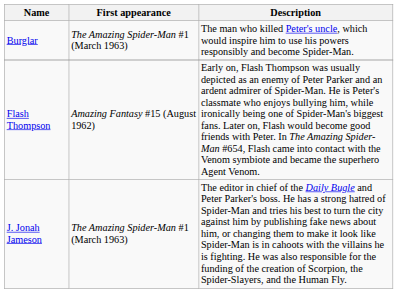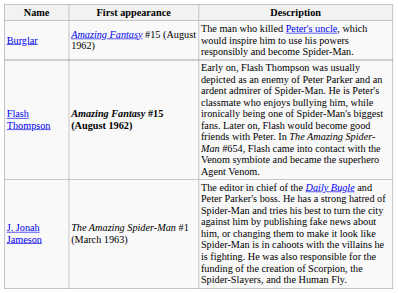(130, 40) The Amazing Spider-Man #1 (March 1963) -> (134, 40) Amazing Fantasy #15 (August 1962)
(134, 119) normal -> (117, 119) bold
